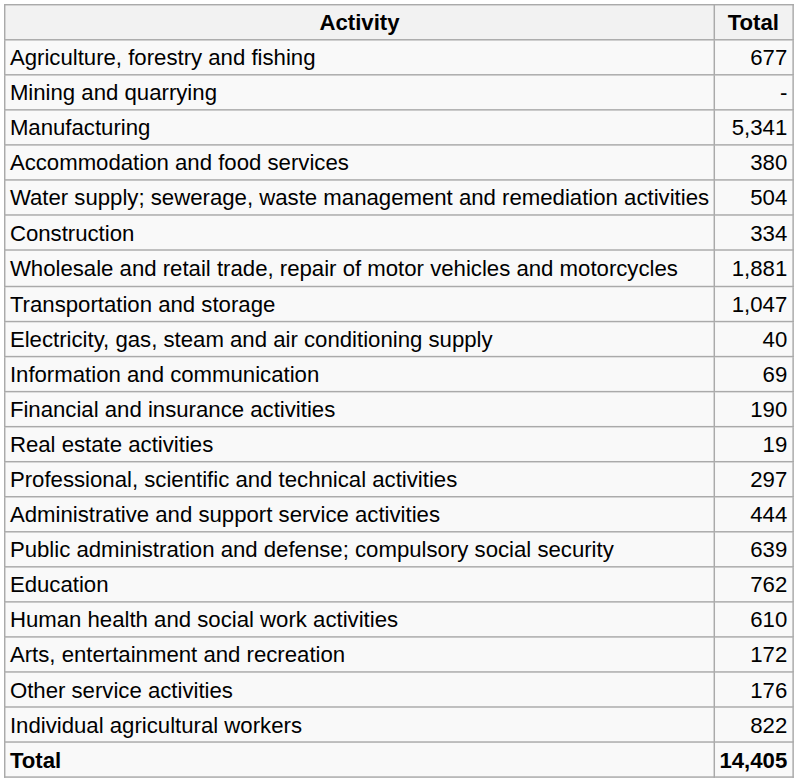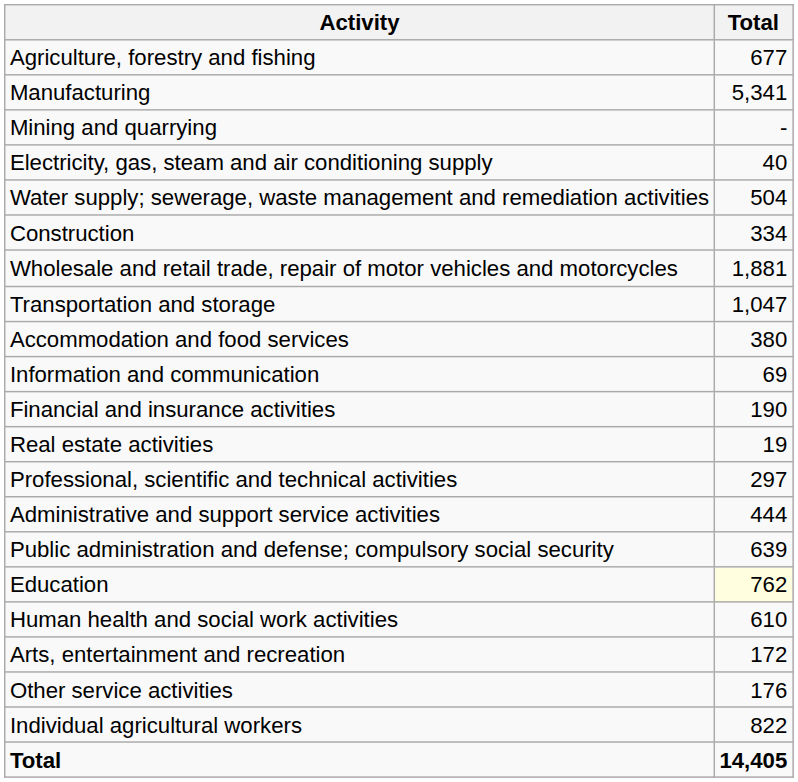rows swapped: (113, 93) <-> (80, 128)
rows swapped: (251, 339) <-> (179, 163)
(769, 585) no background -> (769, 585) lightyellow background
